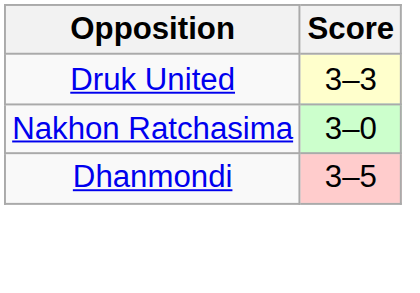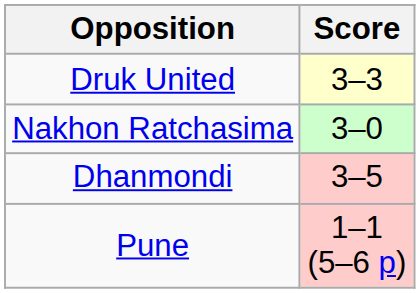+ row: (153, 244)
